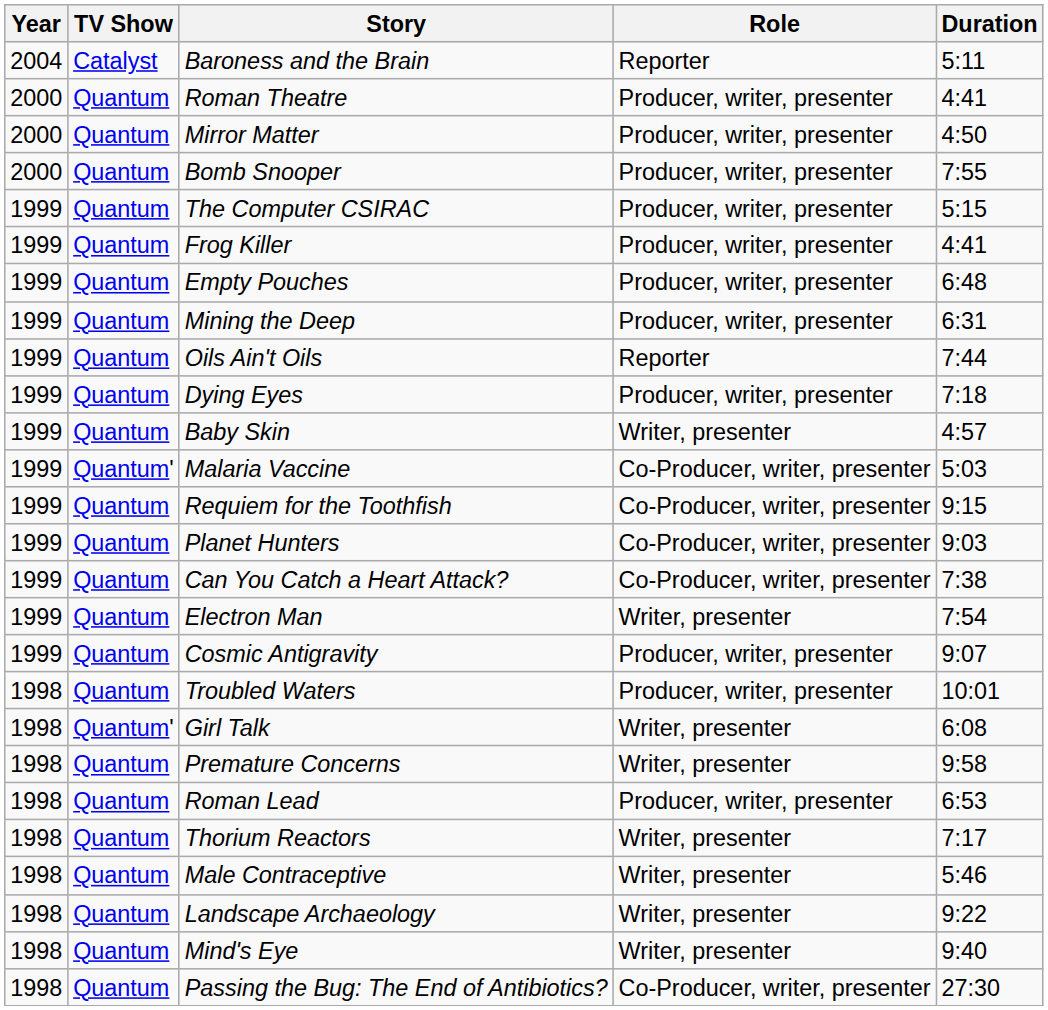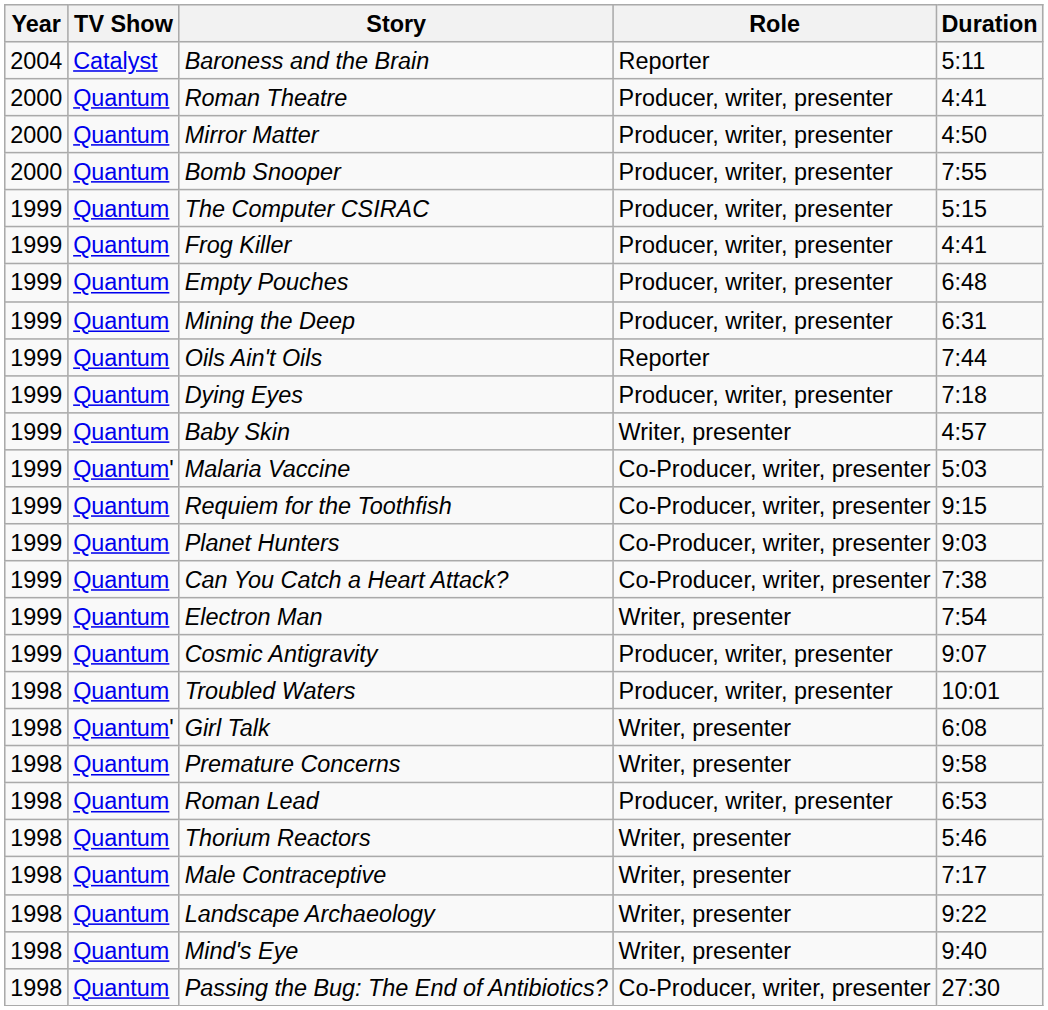(964, 839) 7:17 -> (964, 839) 5:46
(964, 876) 5:46 -> (964, 876) 7:17
